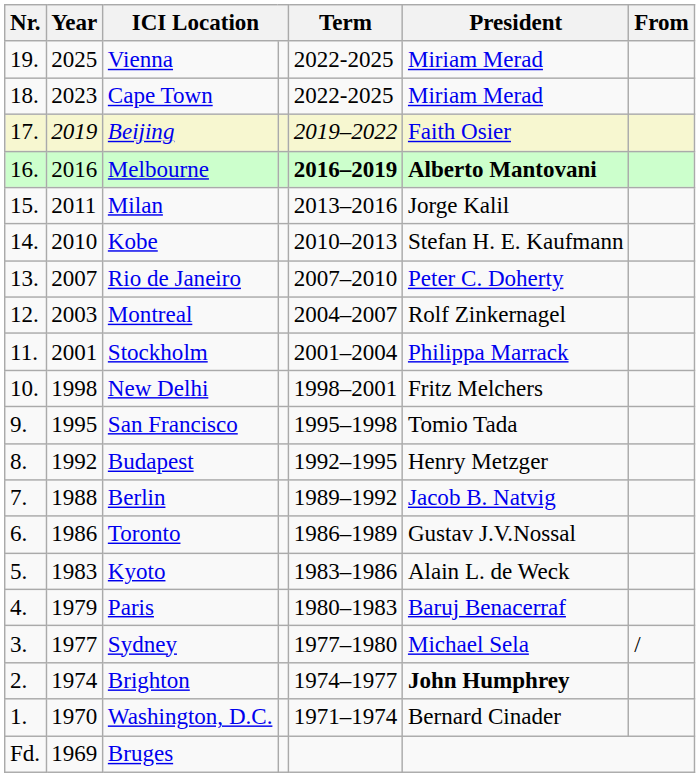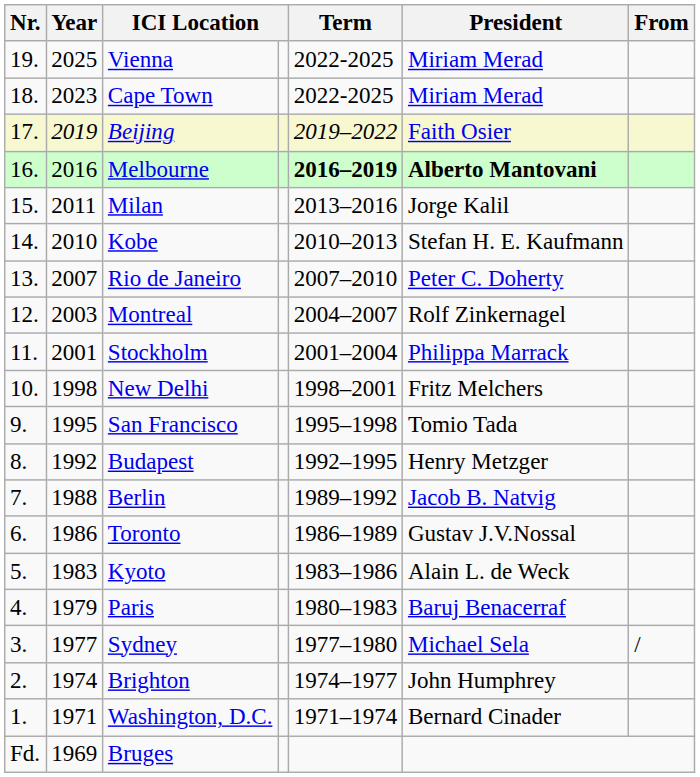(489, 680) bold -> (482, 680) normal
(74, 717) 1970 -> (74, 717) 1971
